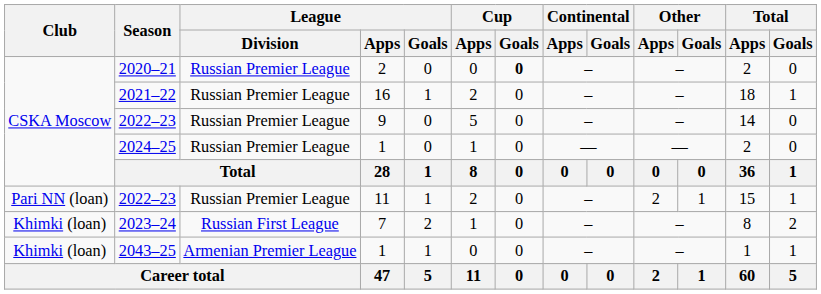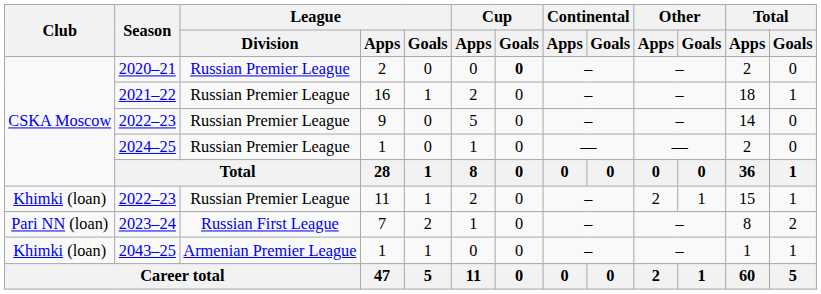(60, 198) Pari NN (loan) -> (60, 198) Khimki (loan)
(60, 224) Khimki (loan) -> (60, 224) Pari NN (loan)
